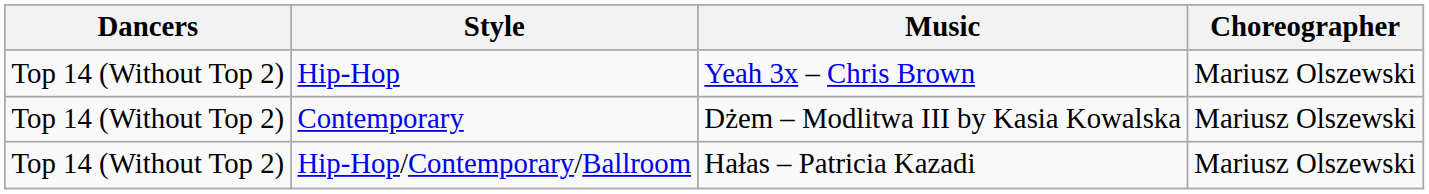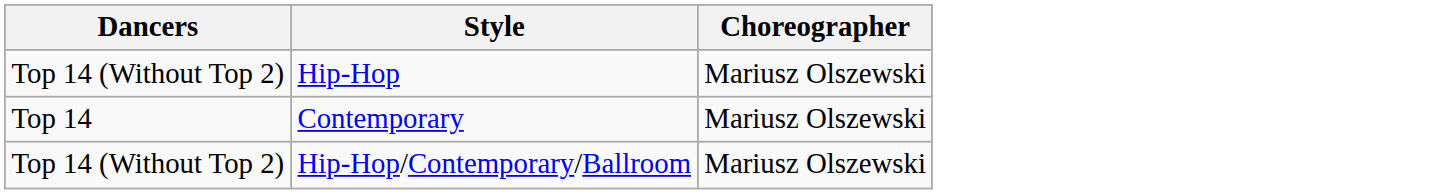- column: (943, 27)
(148, 118) Top 14 (Without Top 2) -> (52, 118) Top 14
